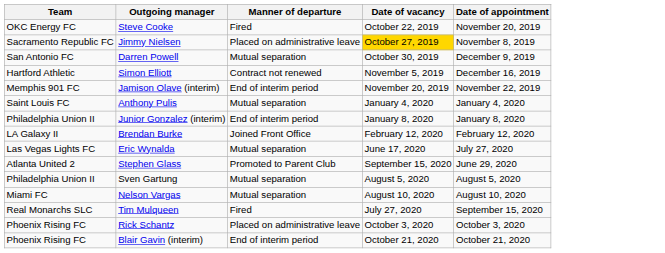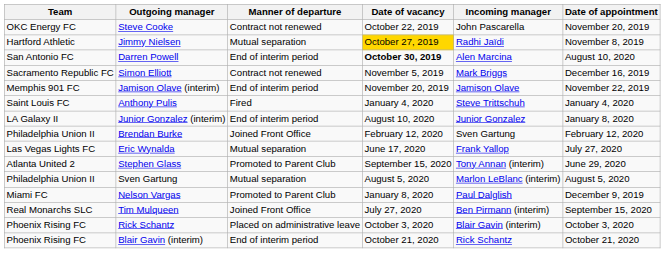+ column: (508, 12)
(241, 27) Fired -> (276, 27) Contract not renewed
(60, 42) Sacramento Republic FC -> (41, 42) Hartford Athletic
(295, 42) Placed on administrative leave -> (268, 42) Mutual separation
(268, 57) Mutual separation -> (274, 57) End of interim period
(402, 57) normal -> (403, 57) bold
(495, 57) December 9, 2019 -> (600, 57) August 10, 2020
(41, 73) Hartford Athletic -> (60, 73) Sacramento Republic FC
(268, 103) Mutual separation -> (241, 103) Fired
(51, 118) Philadelphia Union II -> (32, 118) LA Galaxy II
(399, 118) January 8, 2020 -> (399, 118) August 10, 2020
(32, 133) LA Galaxy II -> (51, 133) Philadelphia Union II
(268, 194) Mutual separation -> (283, 194) Promoted to Parent Club
(399, 194) August 10, 2020 -> (399, 194) January 8, 2020
(491, 194) August 10, 2020 -> (604, 194) December 9, 2019
(241, 210) Fired -> (270, 210) Joined Front Office
